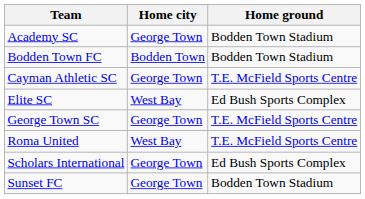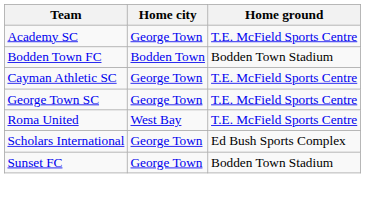(272, 36) Bodden Town Stadium -> (284, 36) T.E. McField Sports Centre
- row: (30, 99)
